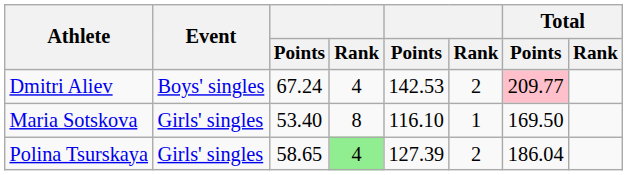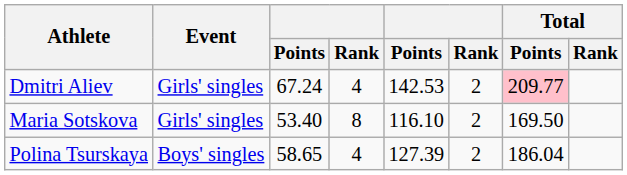(211, 86) Boys' singles -> (210, 86) Girls' singles
(476, 120) 1 -> (476, 120) 2
(210, 153) Girls' singles -> (211, 153) Boys' singles
(357, 153) lightgreen background -> (357, 153) no background
